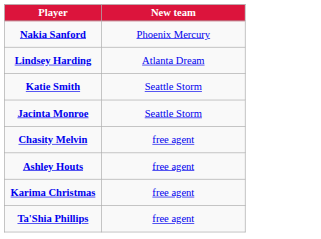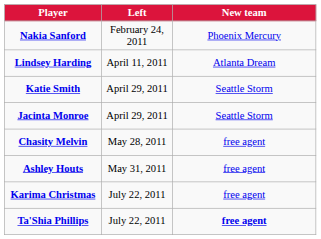+ column: (137, 12)
(173, 219) normal -> (244, 221) bold
